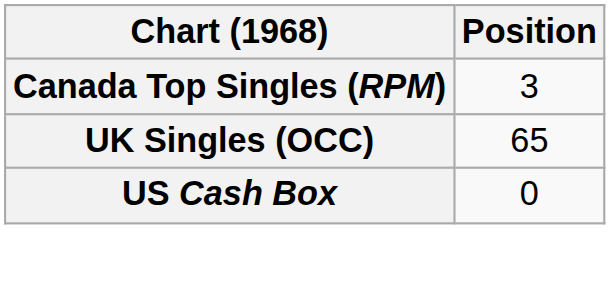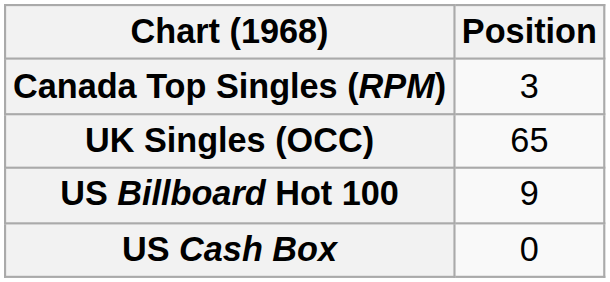+ row: (230, 194)
